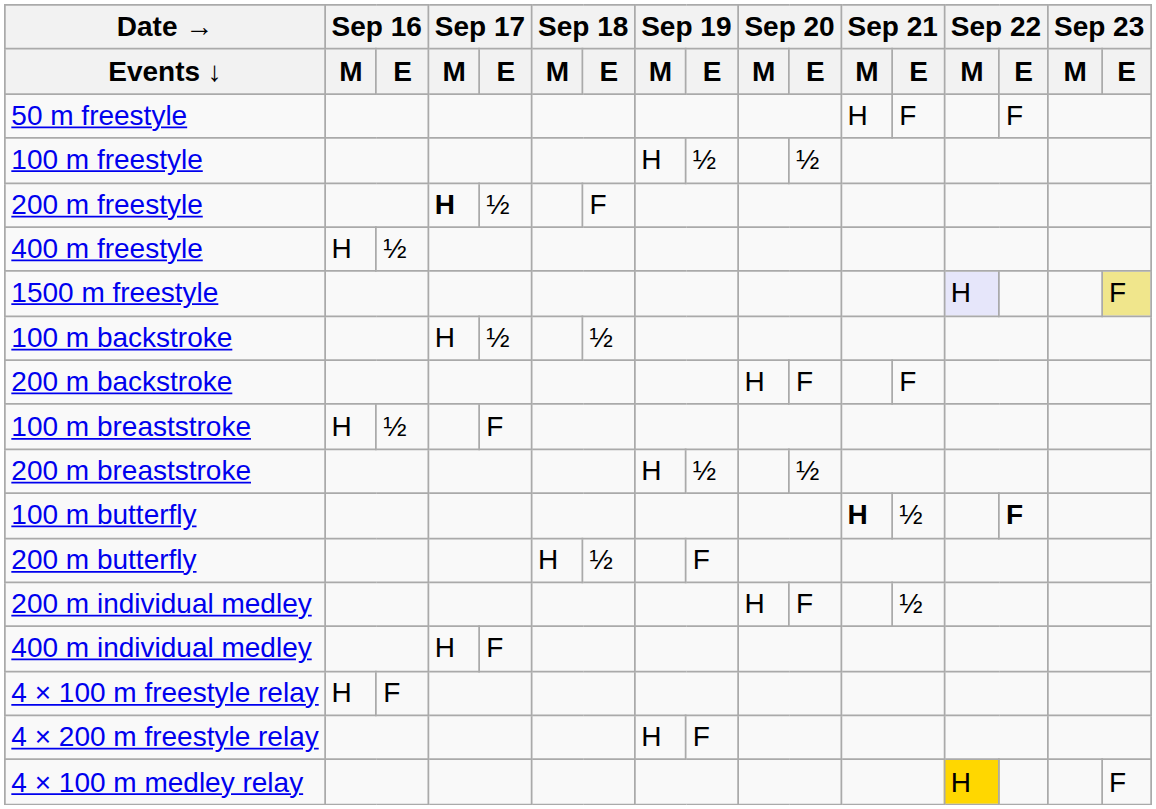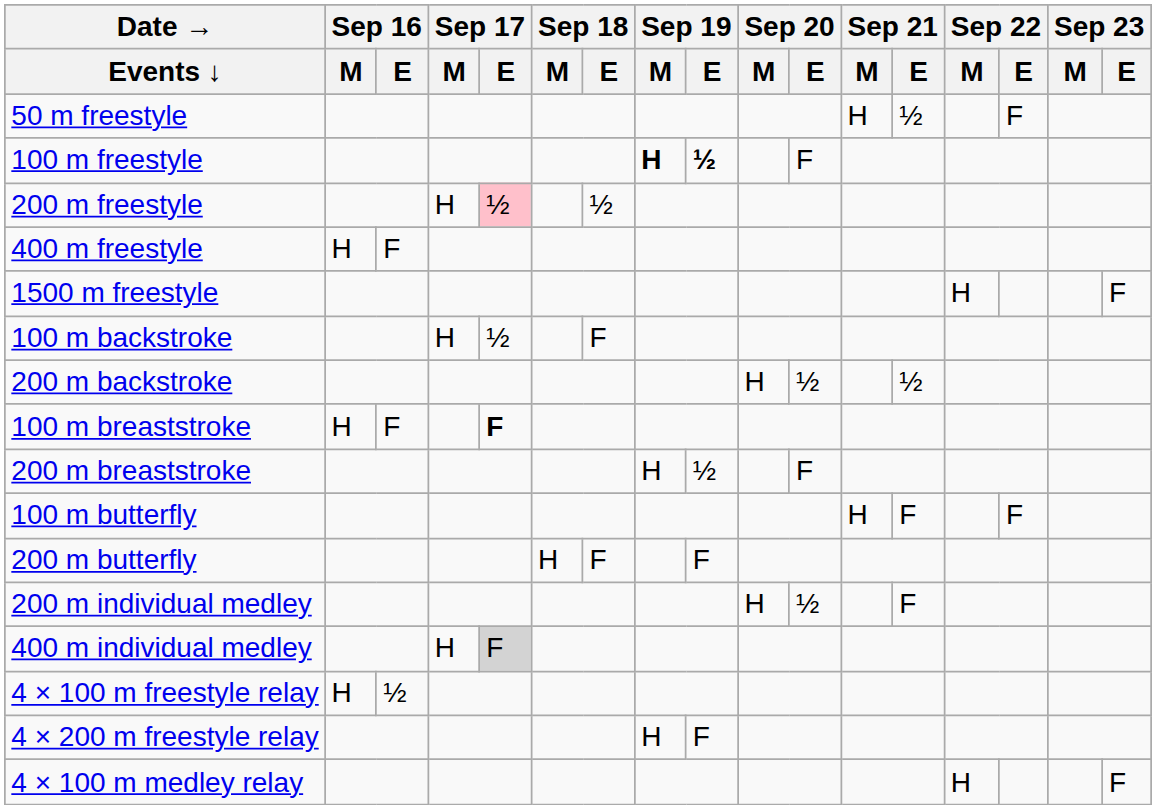(908, 115) F -> (911, 115) ½
(651, 159) normal -> (651, 159) bold
(704, 159) normal -> (704, 159) bold
(808, 159) ½ -> (805, 159) F
(445, 204) bold -> (445, 204) normal
(498, 204) no background -> (498, 204) pink background
(598, 204) F -> (601, 204) ½
(395, 248) ½ -> (392, 248) F
(961, 293) lavender background -> (961, 293) no background
(1118, 293) khaki background -> (1118, 293) no background
(601, 337) ½ -> (598, 337) F
(805, 381) F -> (808, 381) ½
(908, 381) F -> (911, 381) ½
(395, 426) ½ -> (392, 426) F
(495, 426) normal -> (495, 426) bold
(808, 470) ½ -> (805, 470) F
(858, 515) bold -> (858, 515) normal
(911, 515) ½ -> (908, 515) F
(1014, 515) bold -> (1014, 515) normal
(601, 559) ½ -> (598, 559) F
(805, 603) F -> (808, 603) ½
(911, 603) ½ -> (908, 603) F
(495, 648) no background -> (495, 648) lightgrey background
(392, 692) F -> (395, 692) ½
(961, 781) gold background -> (961, 781) no background
